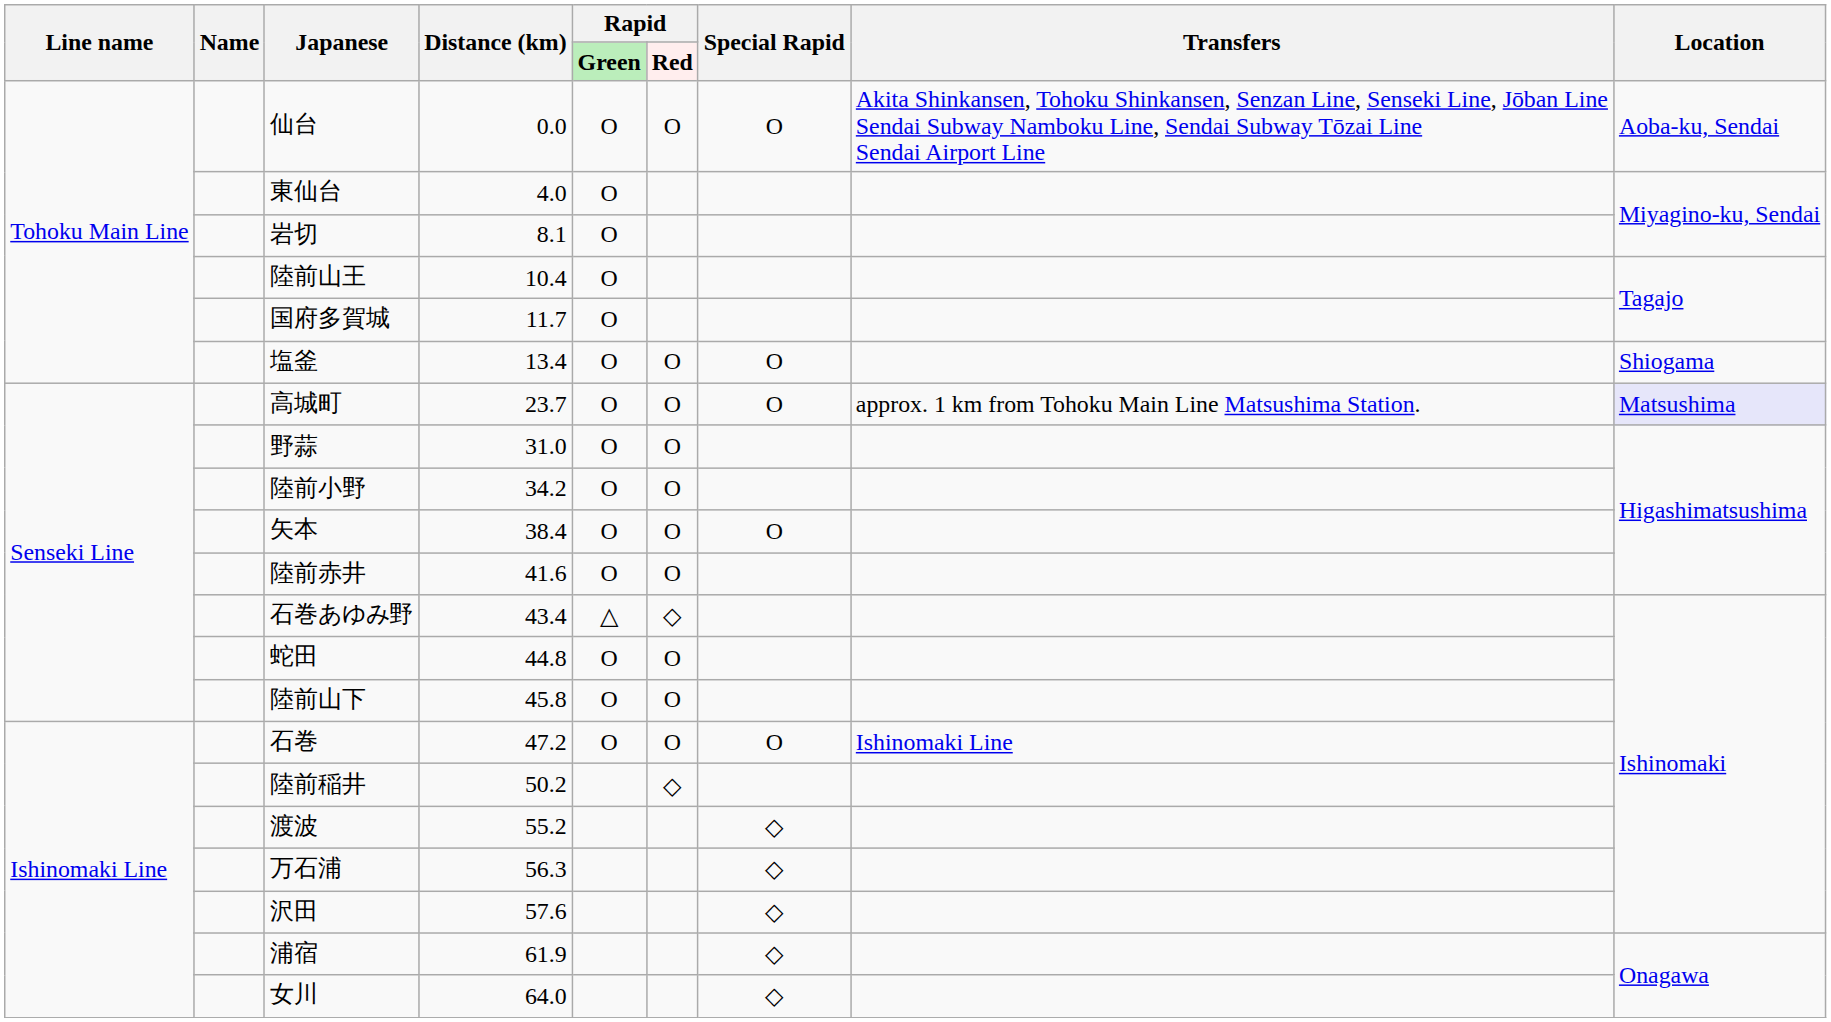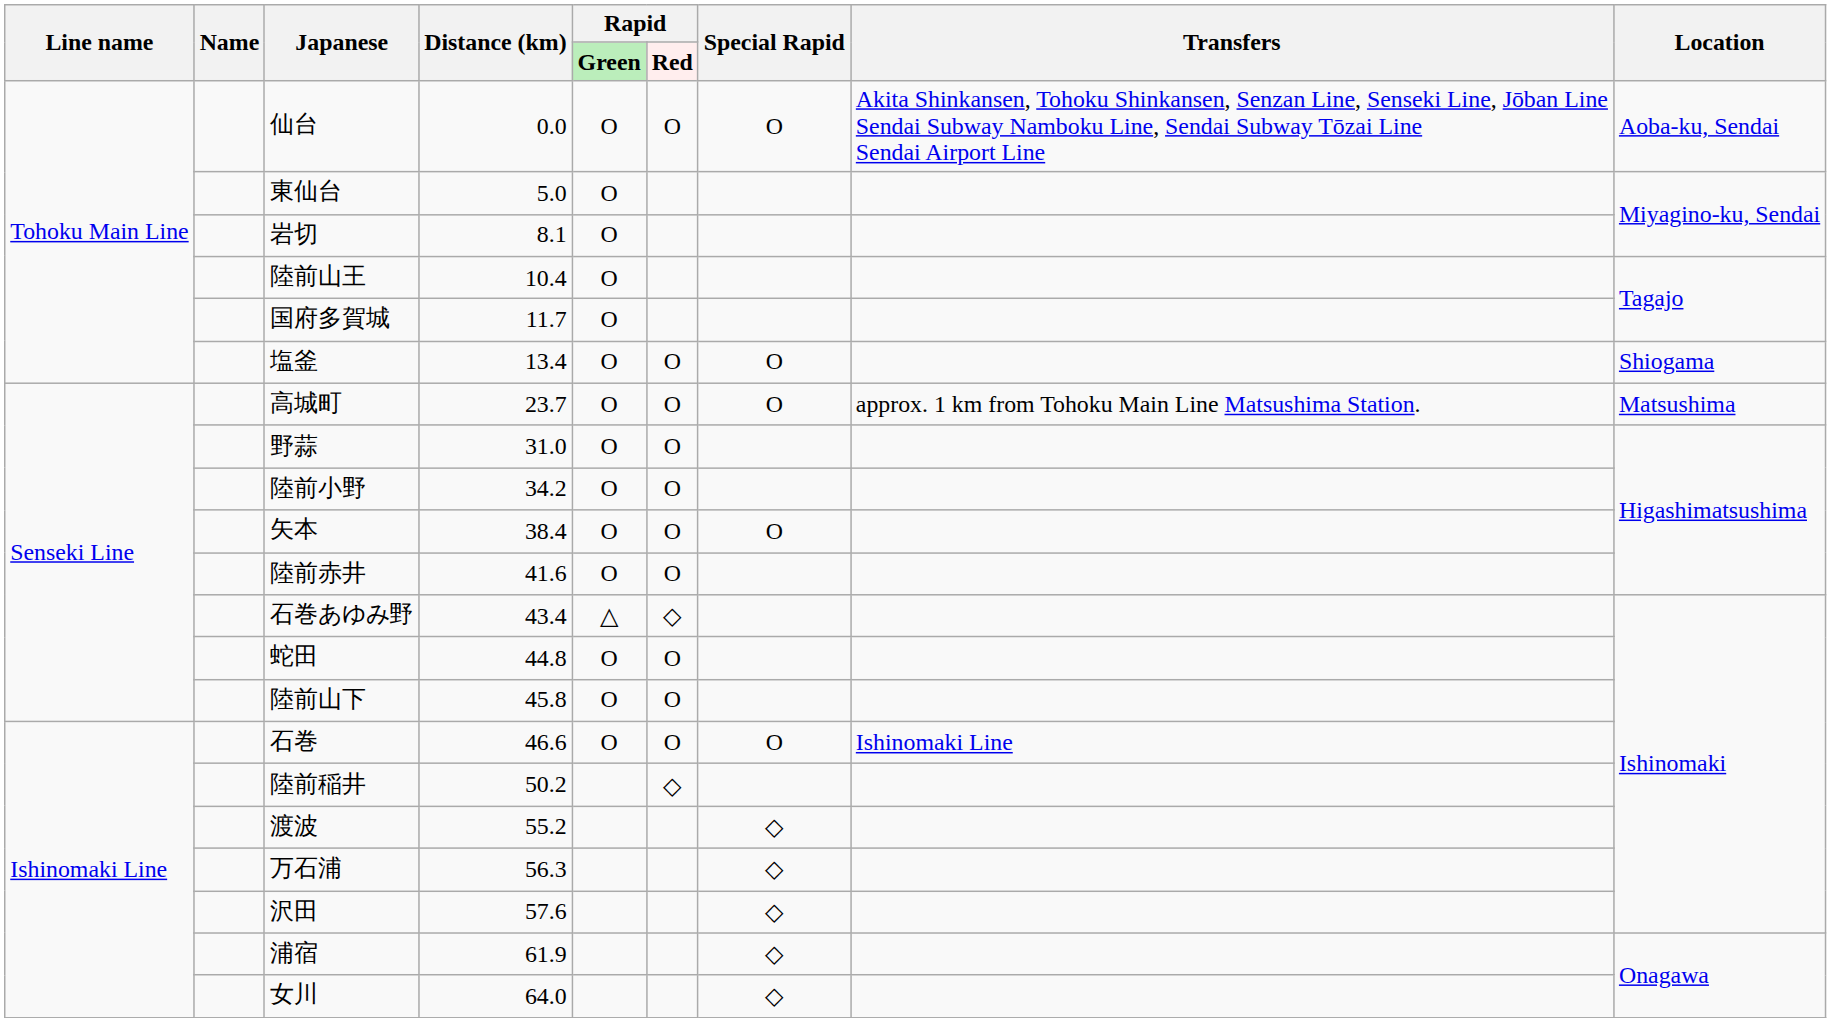(552, 192) 4.0 -> (552, 192) 5.0
(1677, 404) lavender background -> (1677, 404) no background
(546, 742) 47.2 -> (546, 742) 46.6
